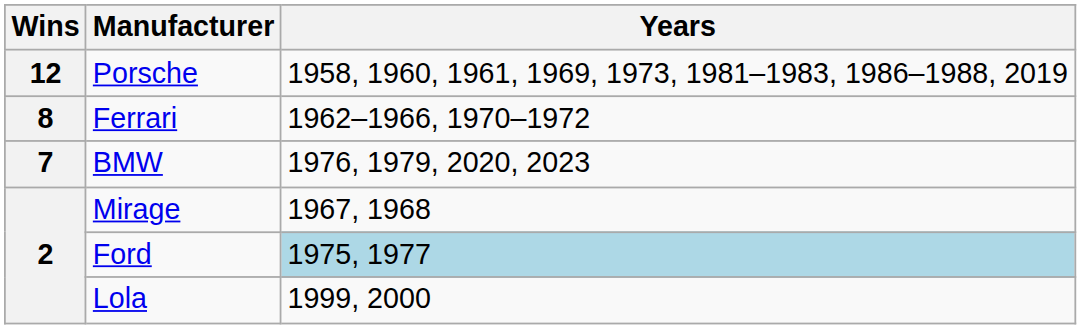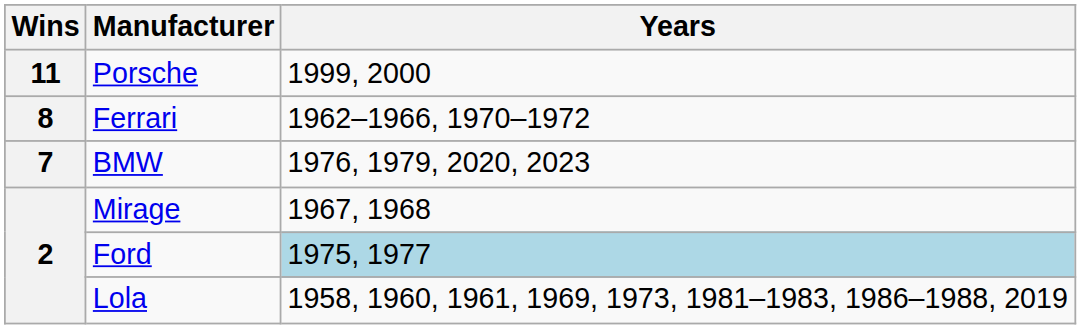(46, 72) 12 -> (46, 72) 11
(678, 72) 1958, 1960, 1961, 1969, 1973, 1981–1983, 1986–1988, 2019 -> (359, 72) 1999, 2000
(359, 299) 1999, 2000 -> (678, 299) 1958, 1960, 1961, 1969, 1973, 1981–1983, 1986–1988, 2019
